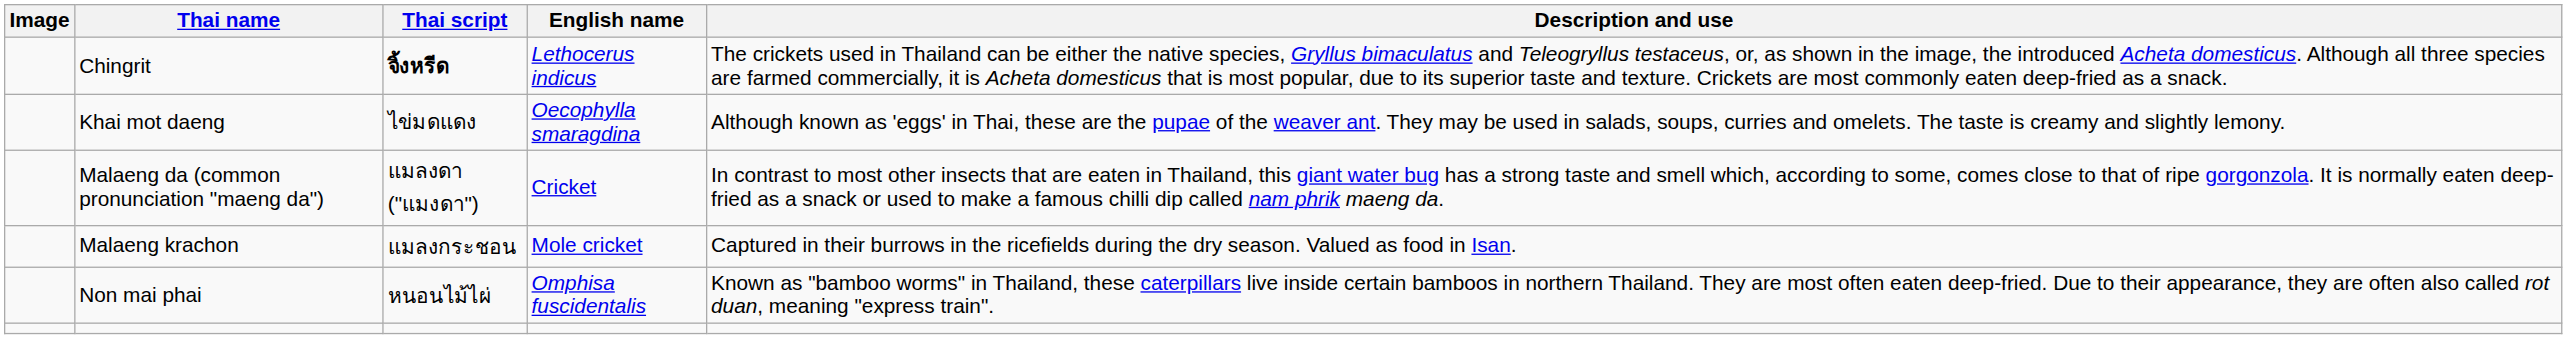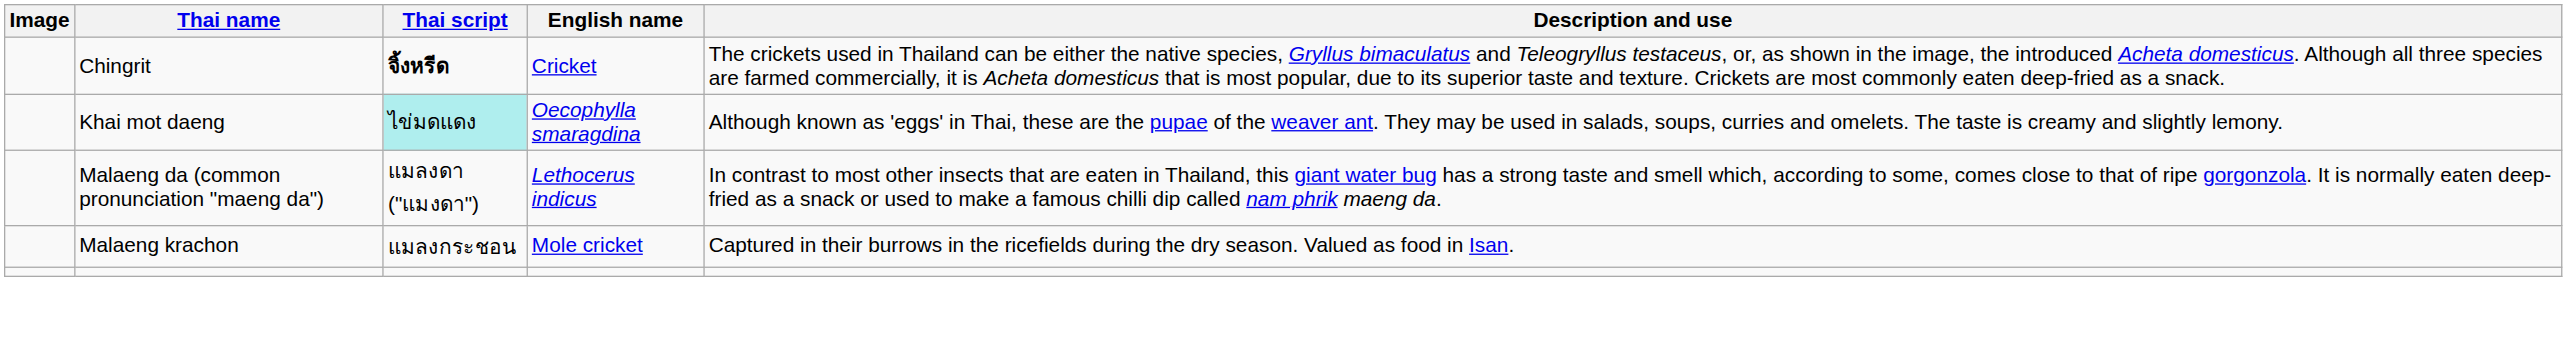(583, 65) Lethocerus indicus -> (564, 65) Cricket
(432, 122) no background -> (432, 122) paleturquoise background
(564, 187) Cricket -> (583, 187) Lethocerus indicus
- row: (140, 295)
